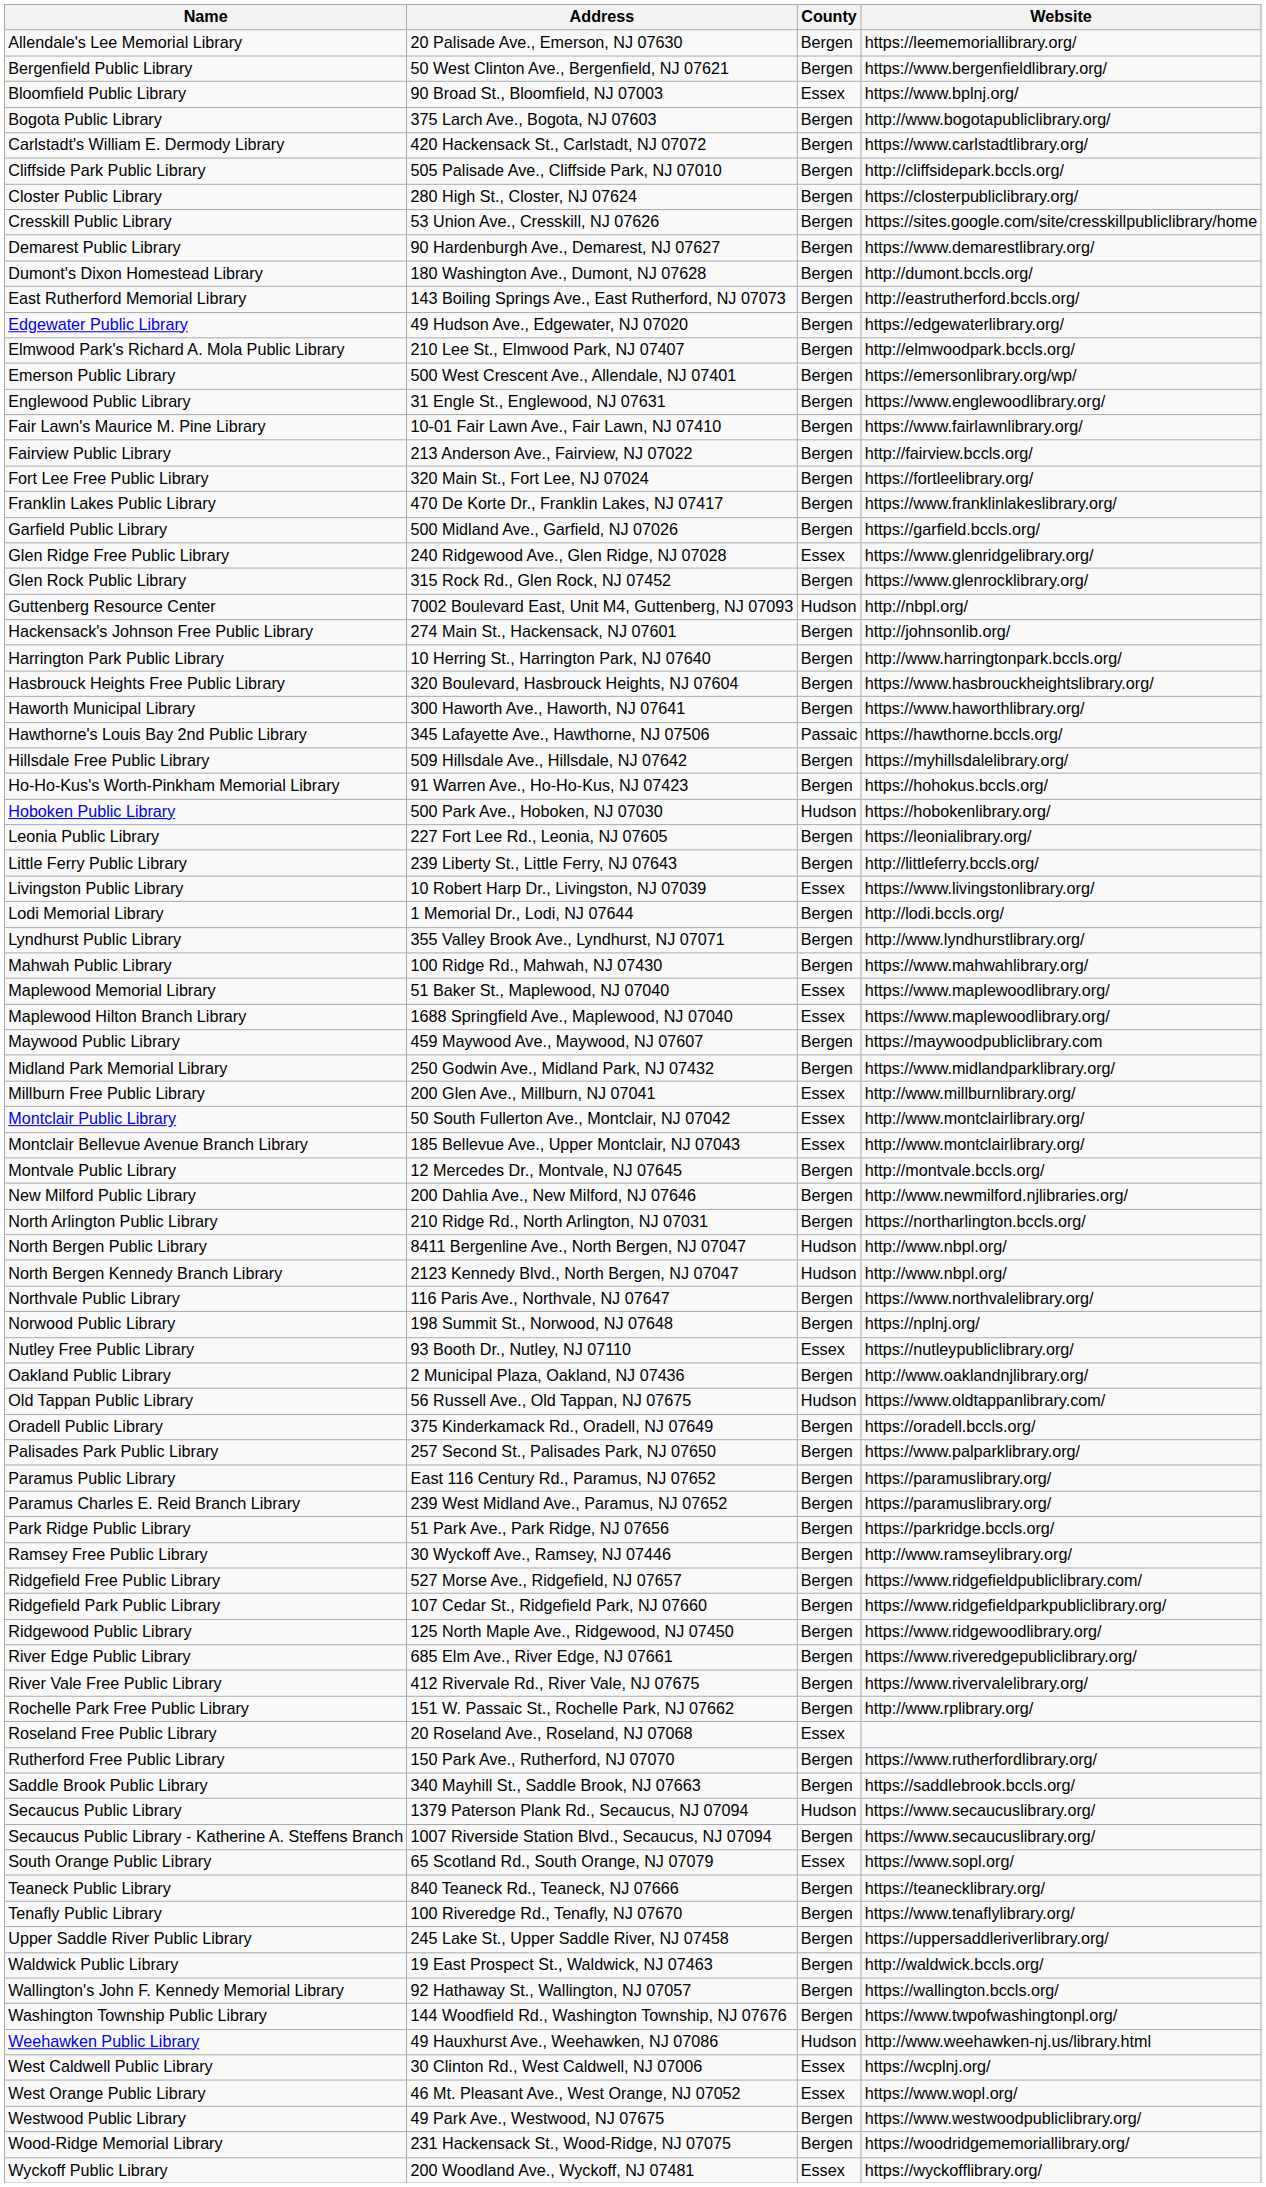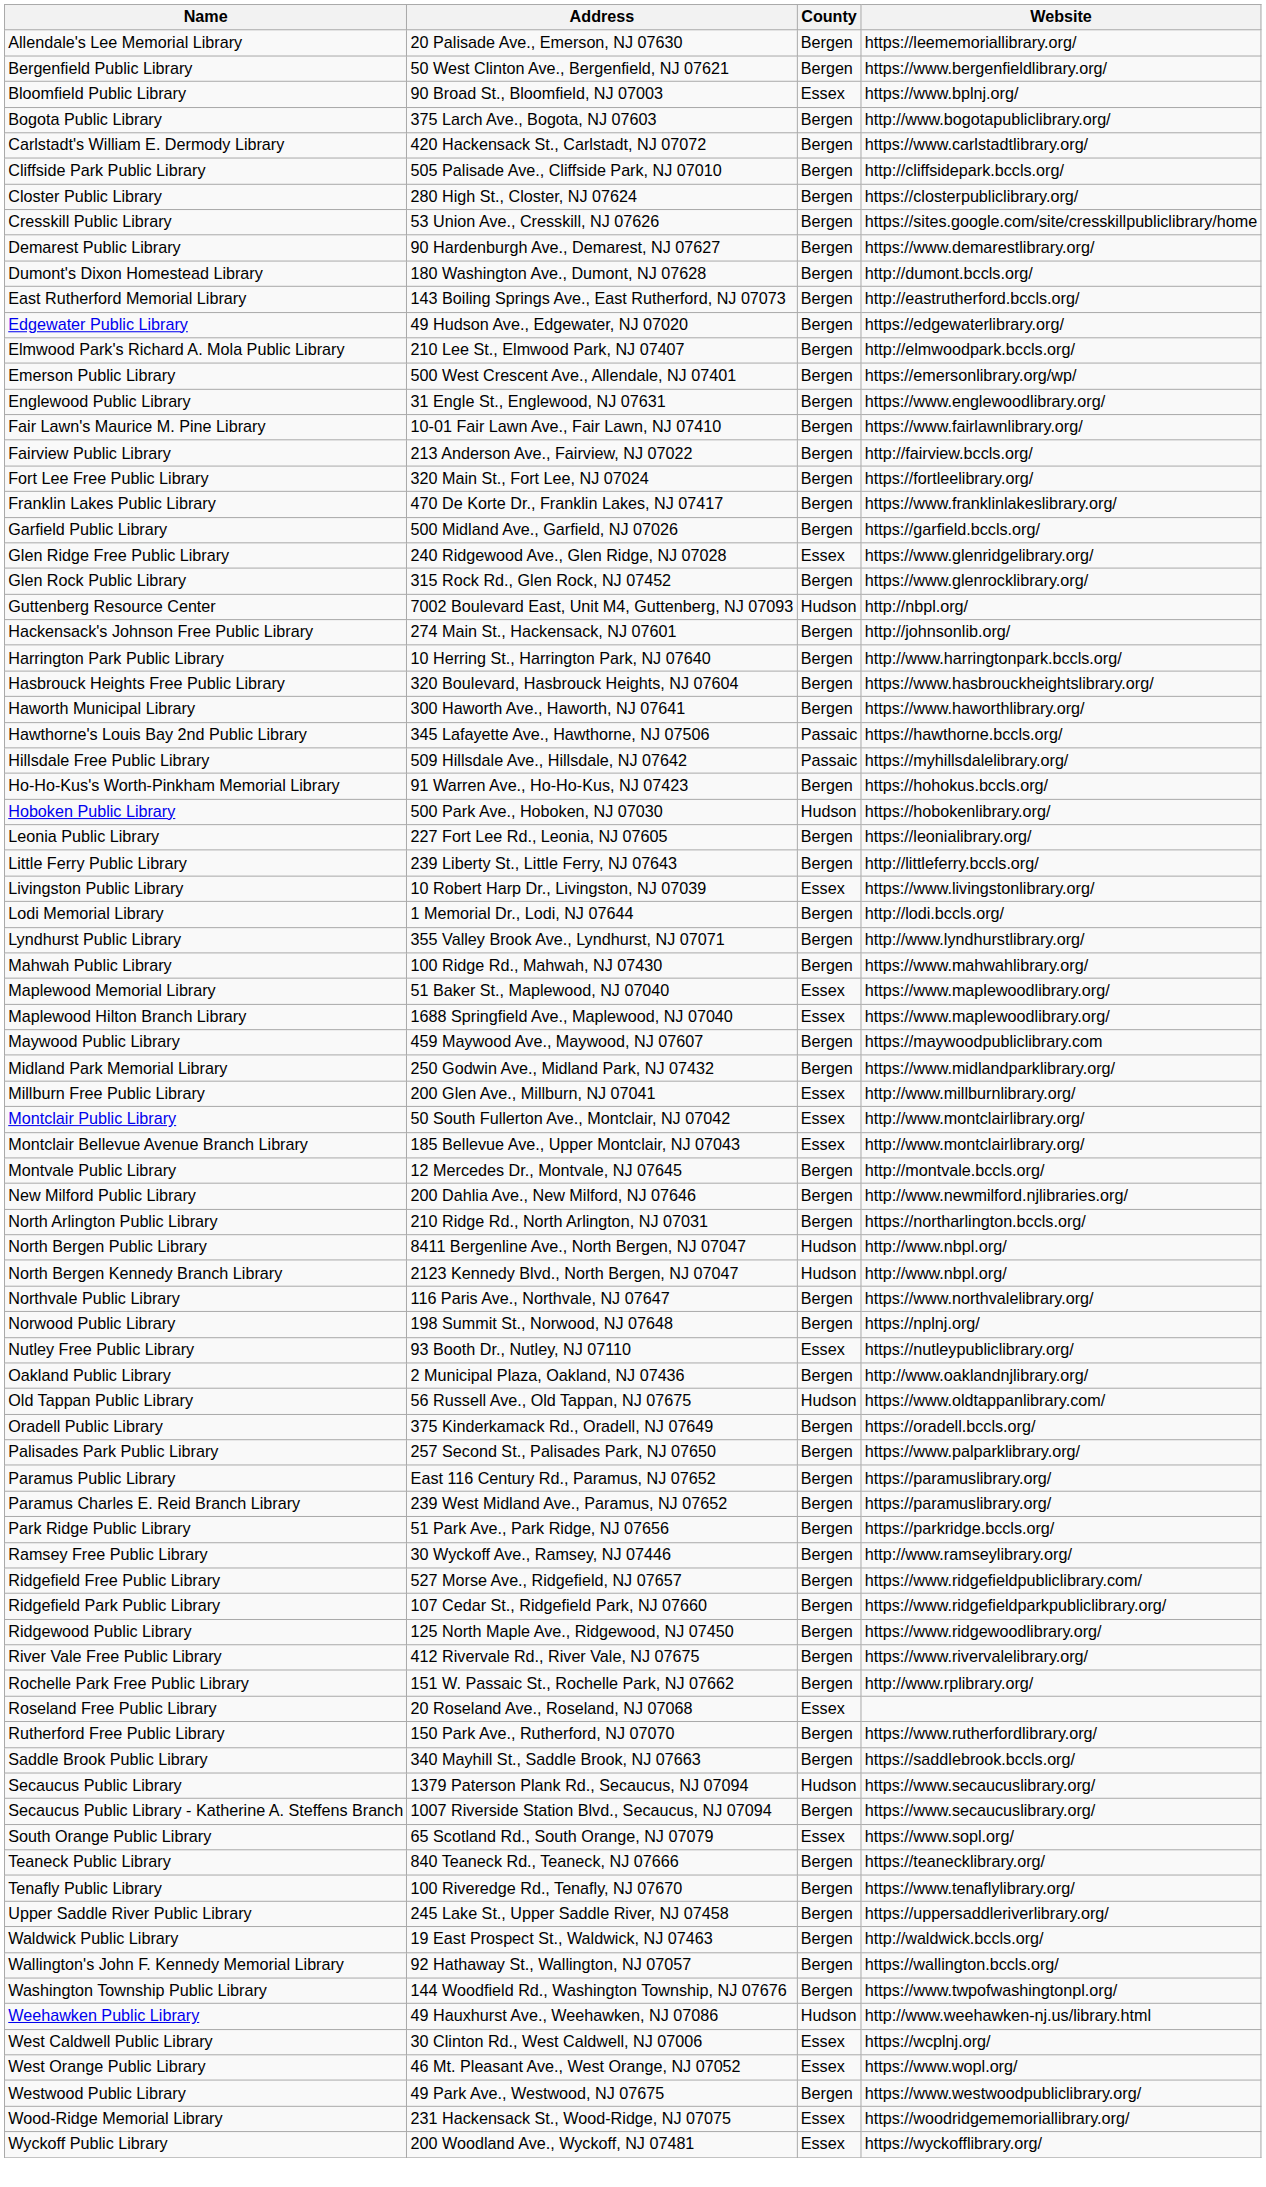(827, 760) Bergen -> (829, 760) Passaic
- row: (99, 1657)
(827, 2144) Bergen -> (823, 2118) Essex
